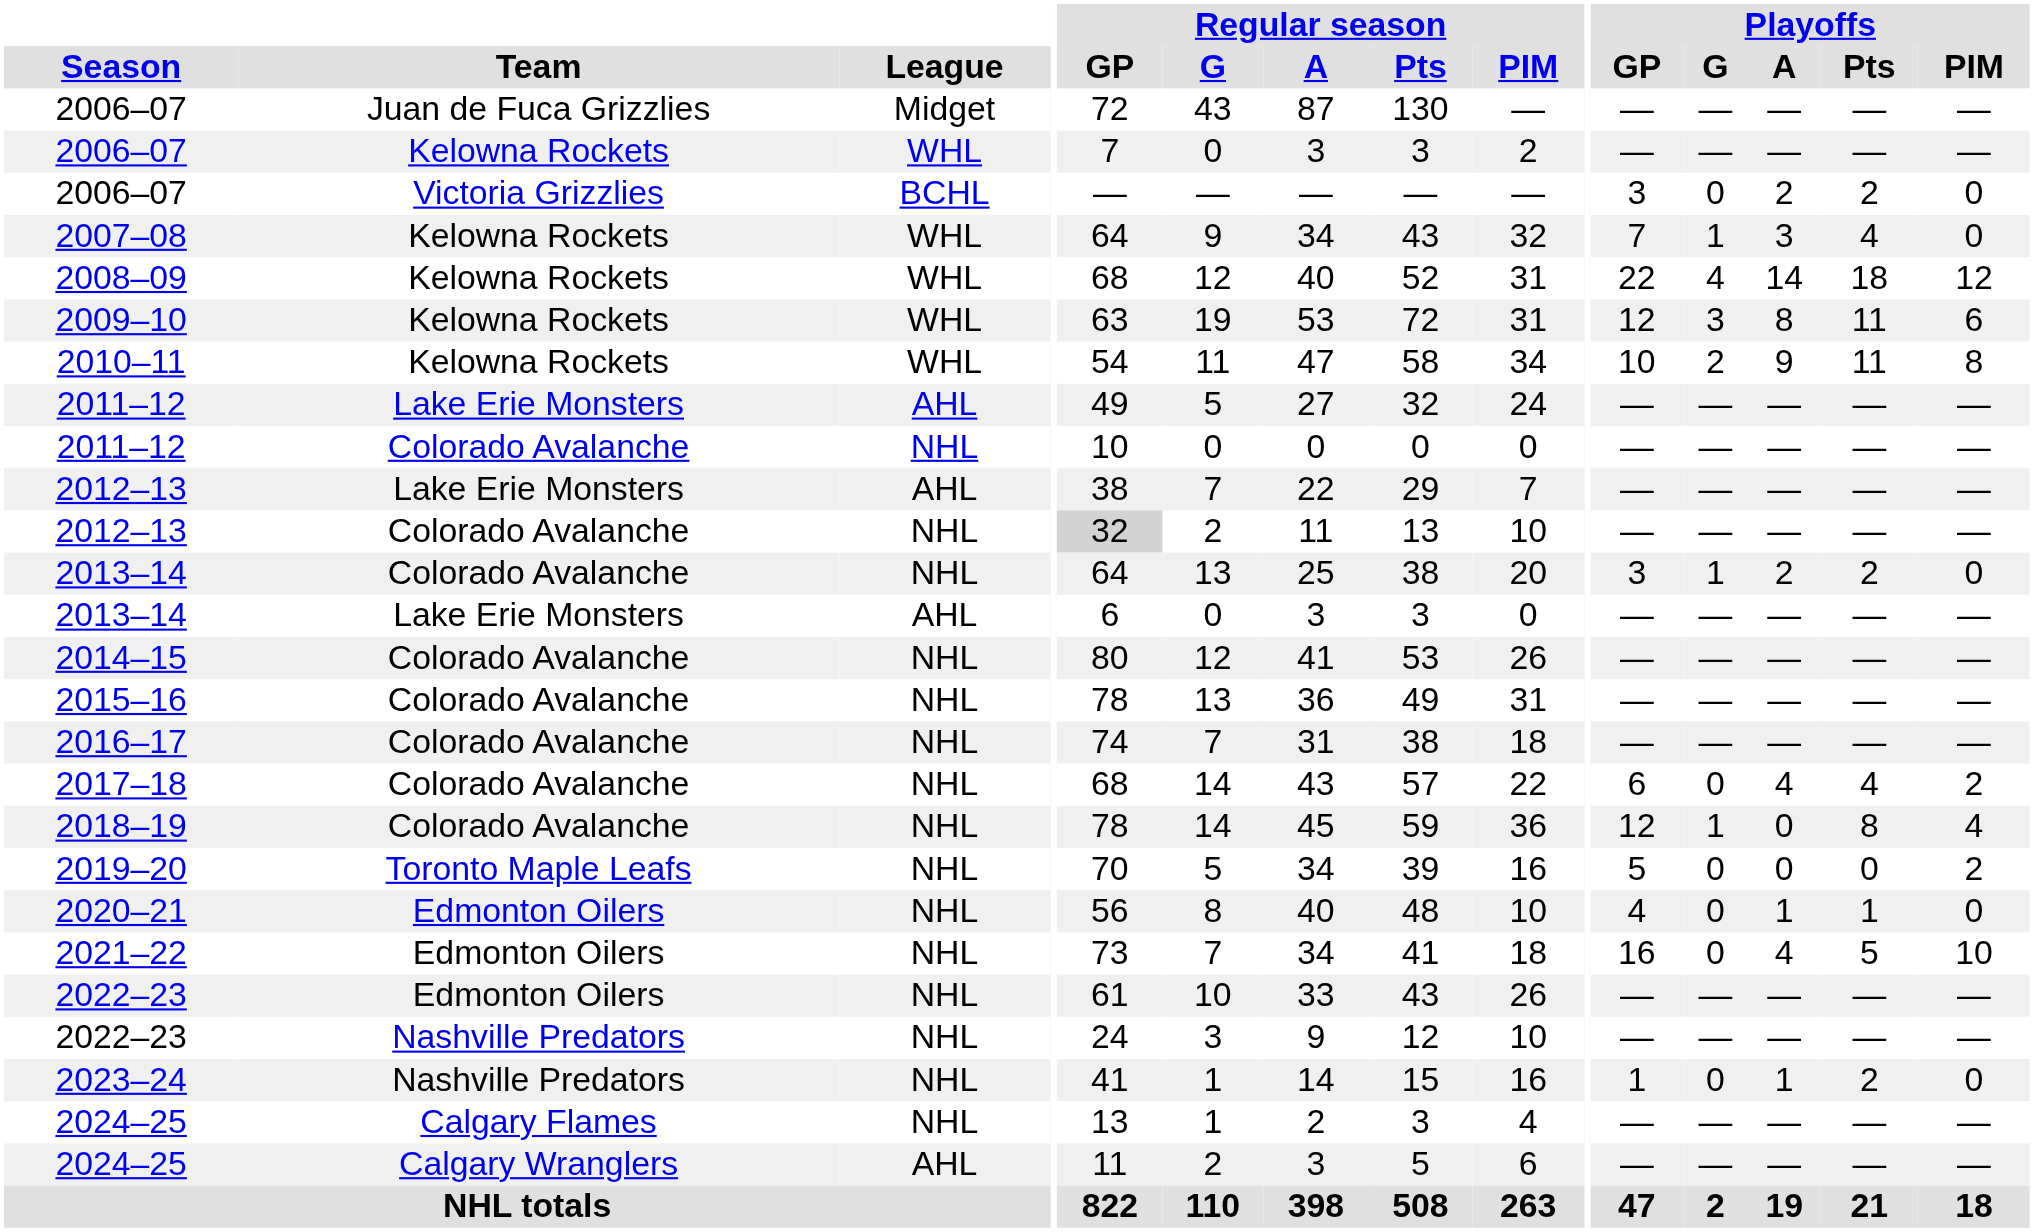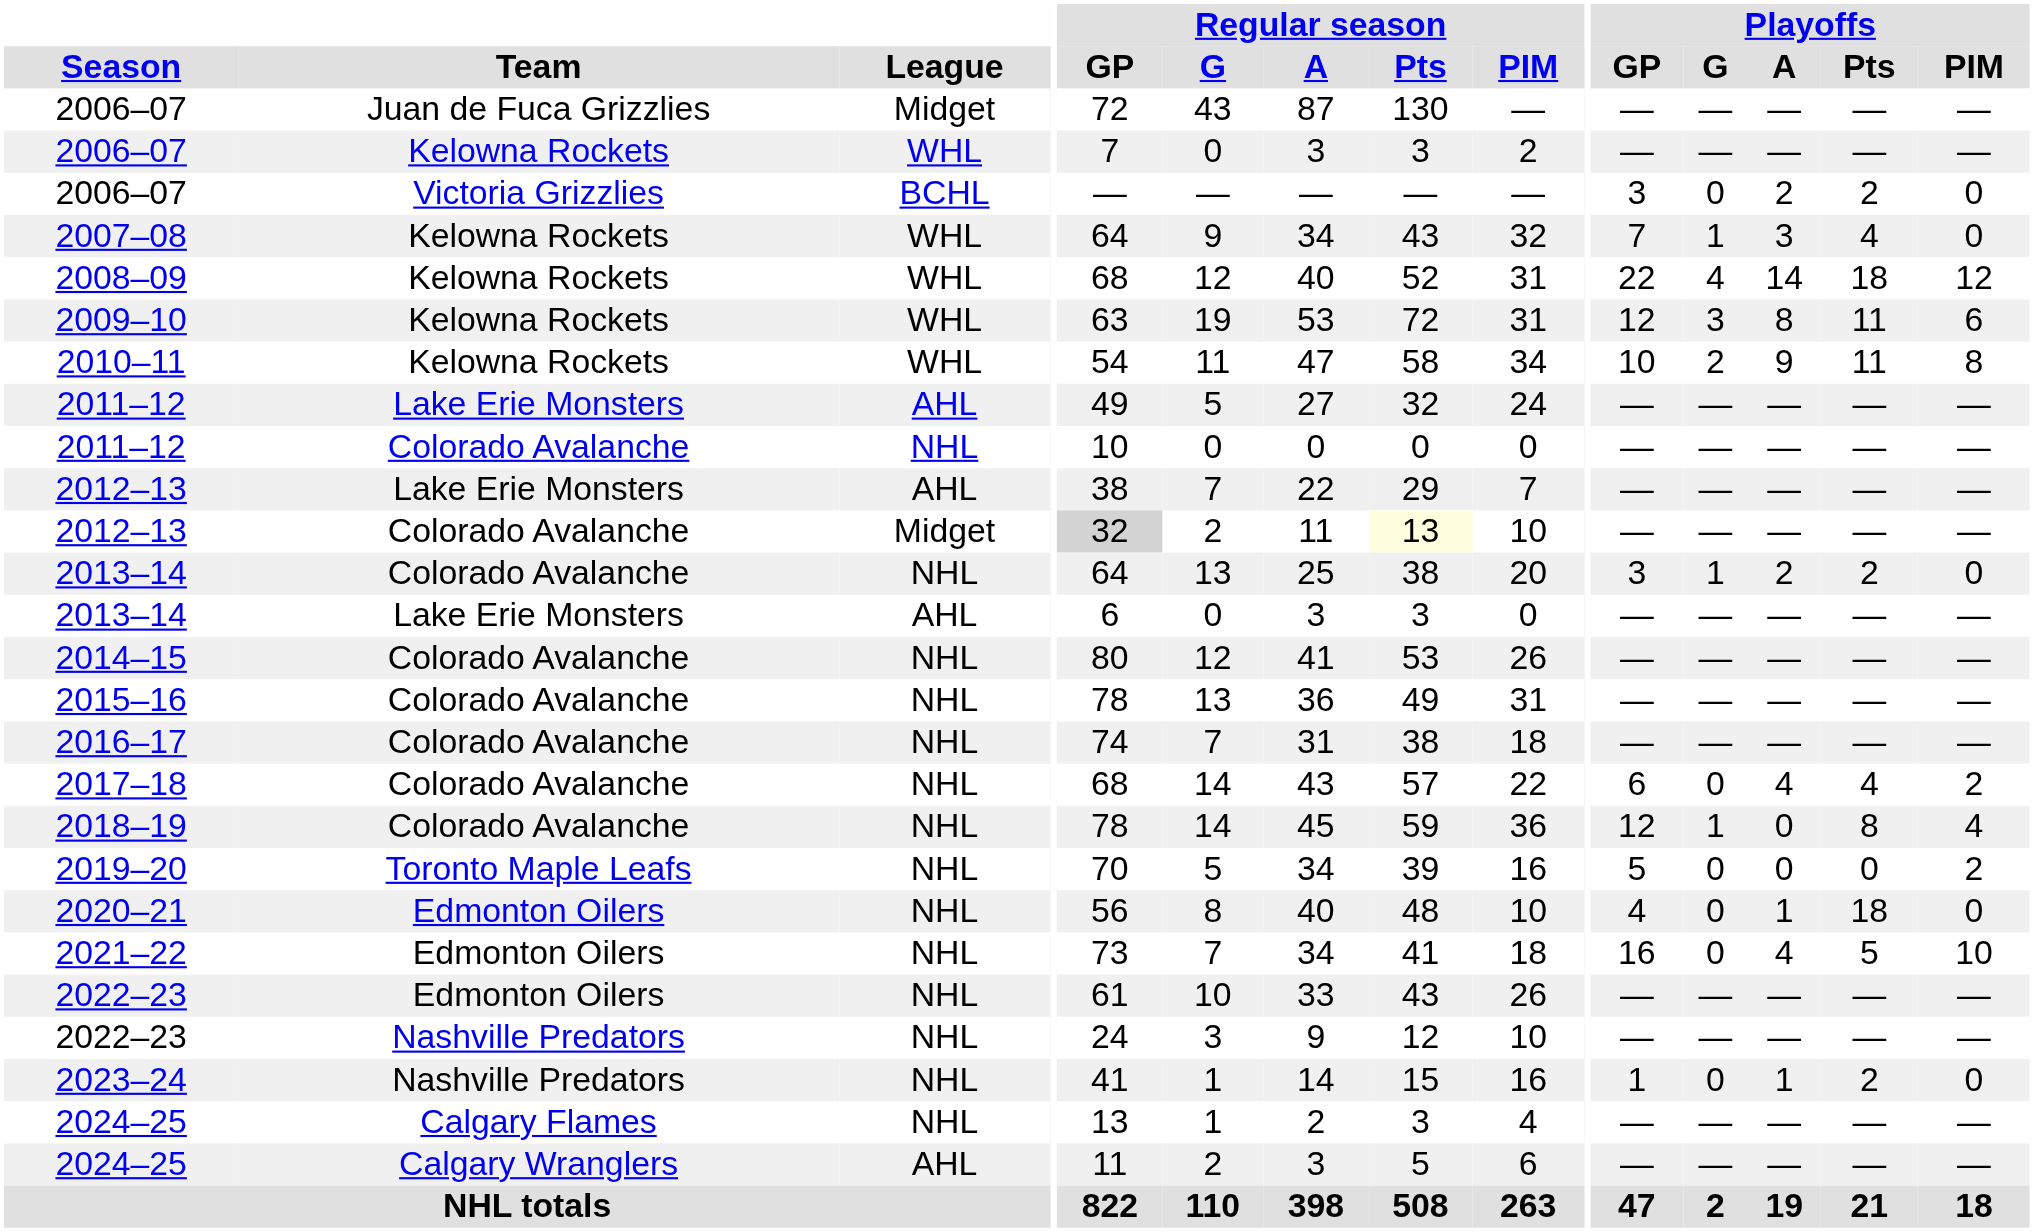(945, 530) NHL -> (945, 530) Midget
(1420, 530) no background -> (1420, 530) lightyellow background
(1869, 910) 1 -> (1869, 910) 18
